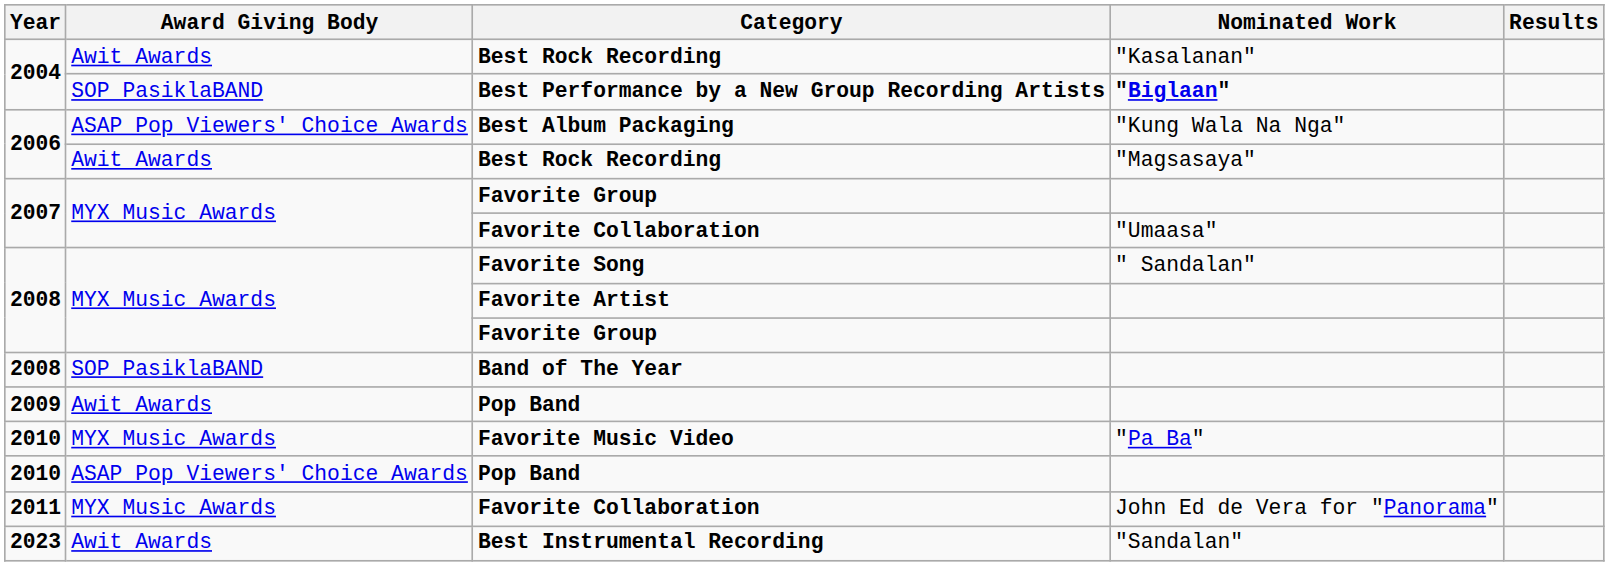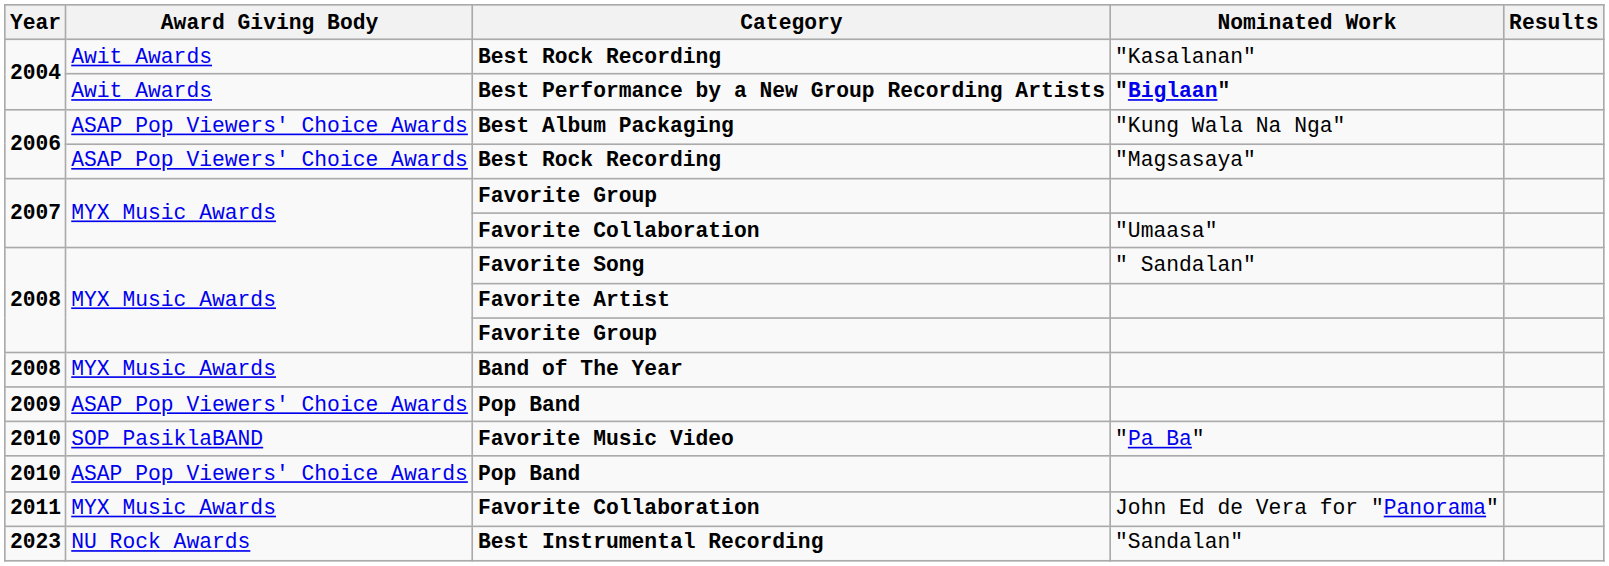(167, 92) SOP PasiklaBAND -> (142, 92) Awit Awards
(142, 161) Awit Awards -> (270, 161) ASAP Pop Viewers' Choice Awards
(167, 370) SOP PasiklaBAND -> (174, 370) MYX Music Awards
(142, 404) Awit Awards -> (270, 404) ASAP Pop Viewers' Choice Awards
(174, 439) MYX Music Awards -> (167, 439) SOP PasiklaBAND
(142, 543) Awit Awards -> (161, 543) NU Rock Awards
